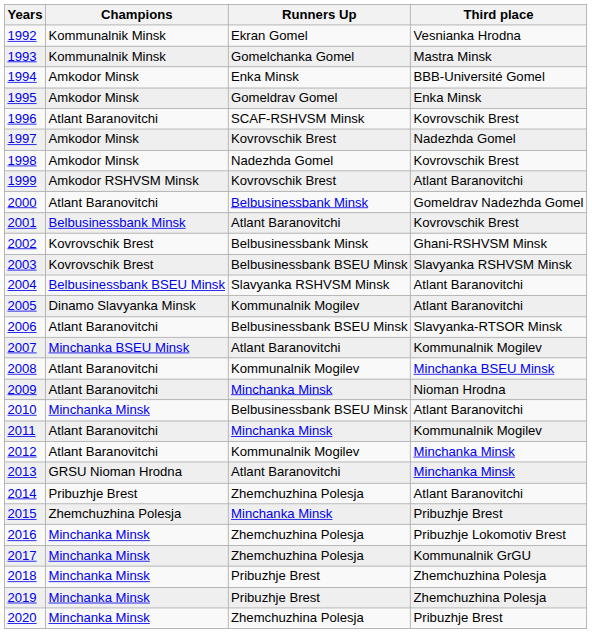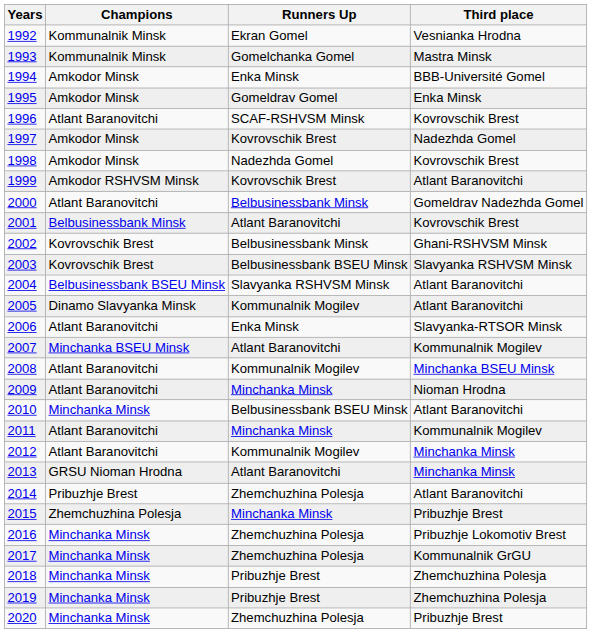(319, 327) Belbusinessbank BSEU Minsk -> (265, 327) Enka Minsk
